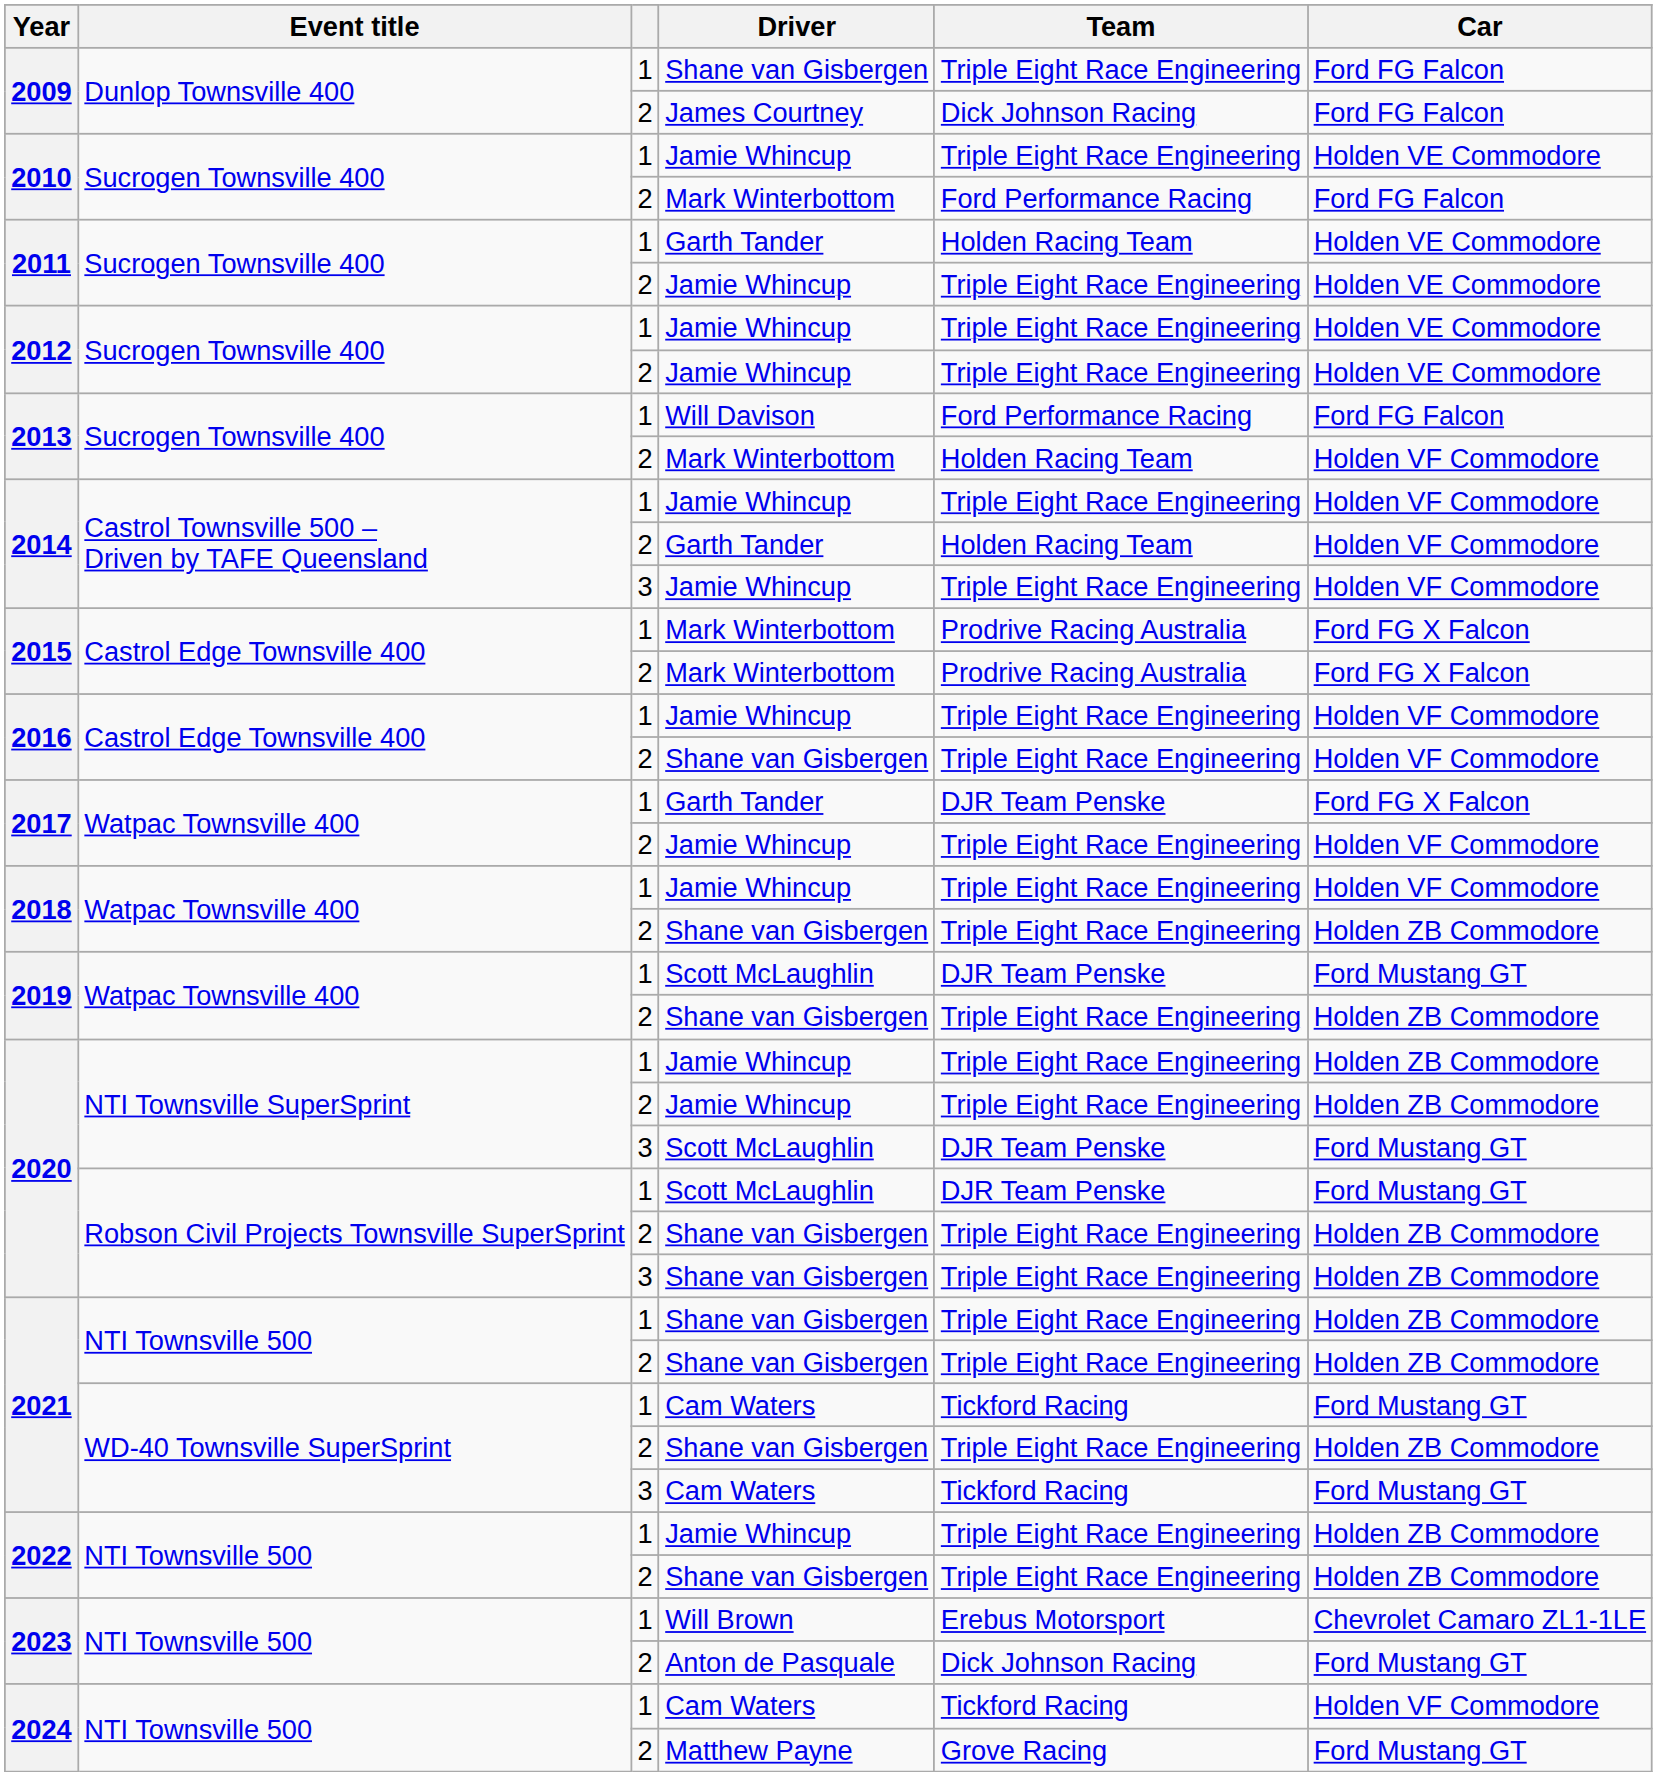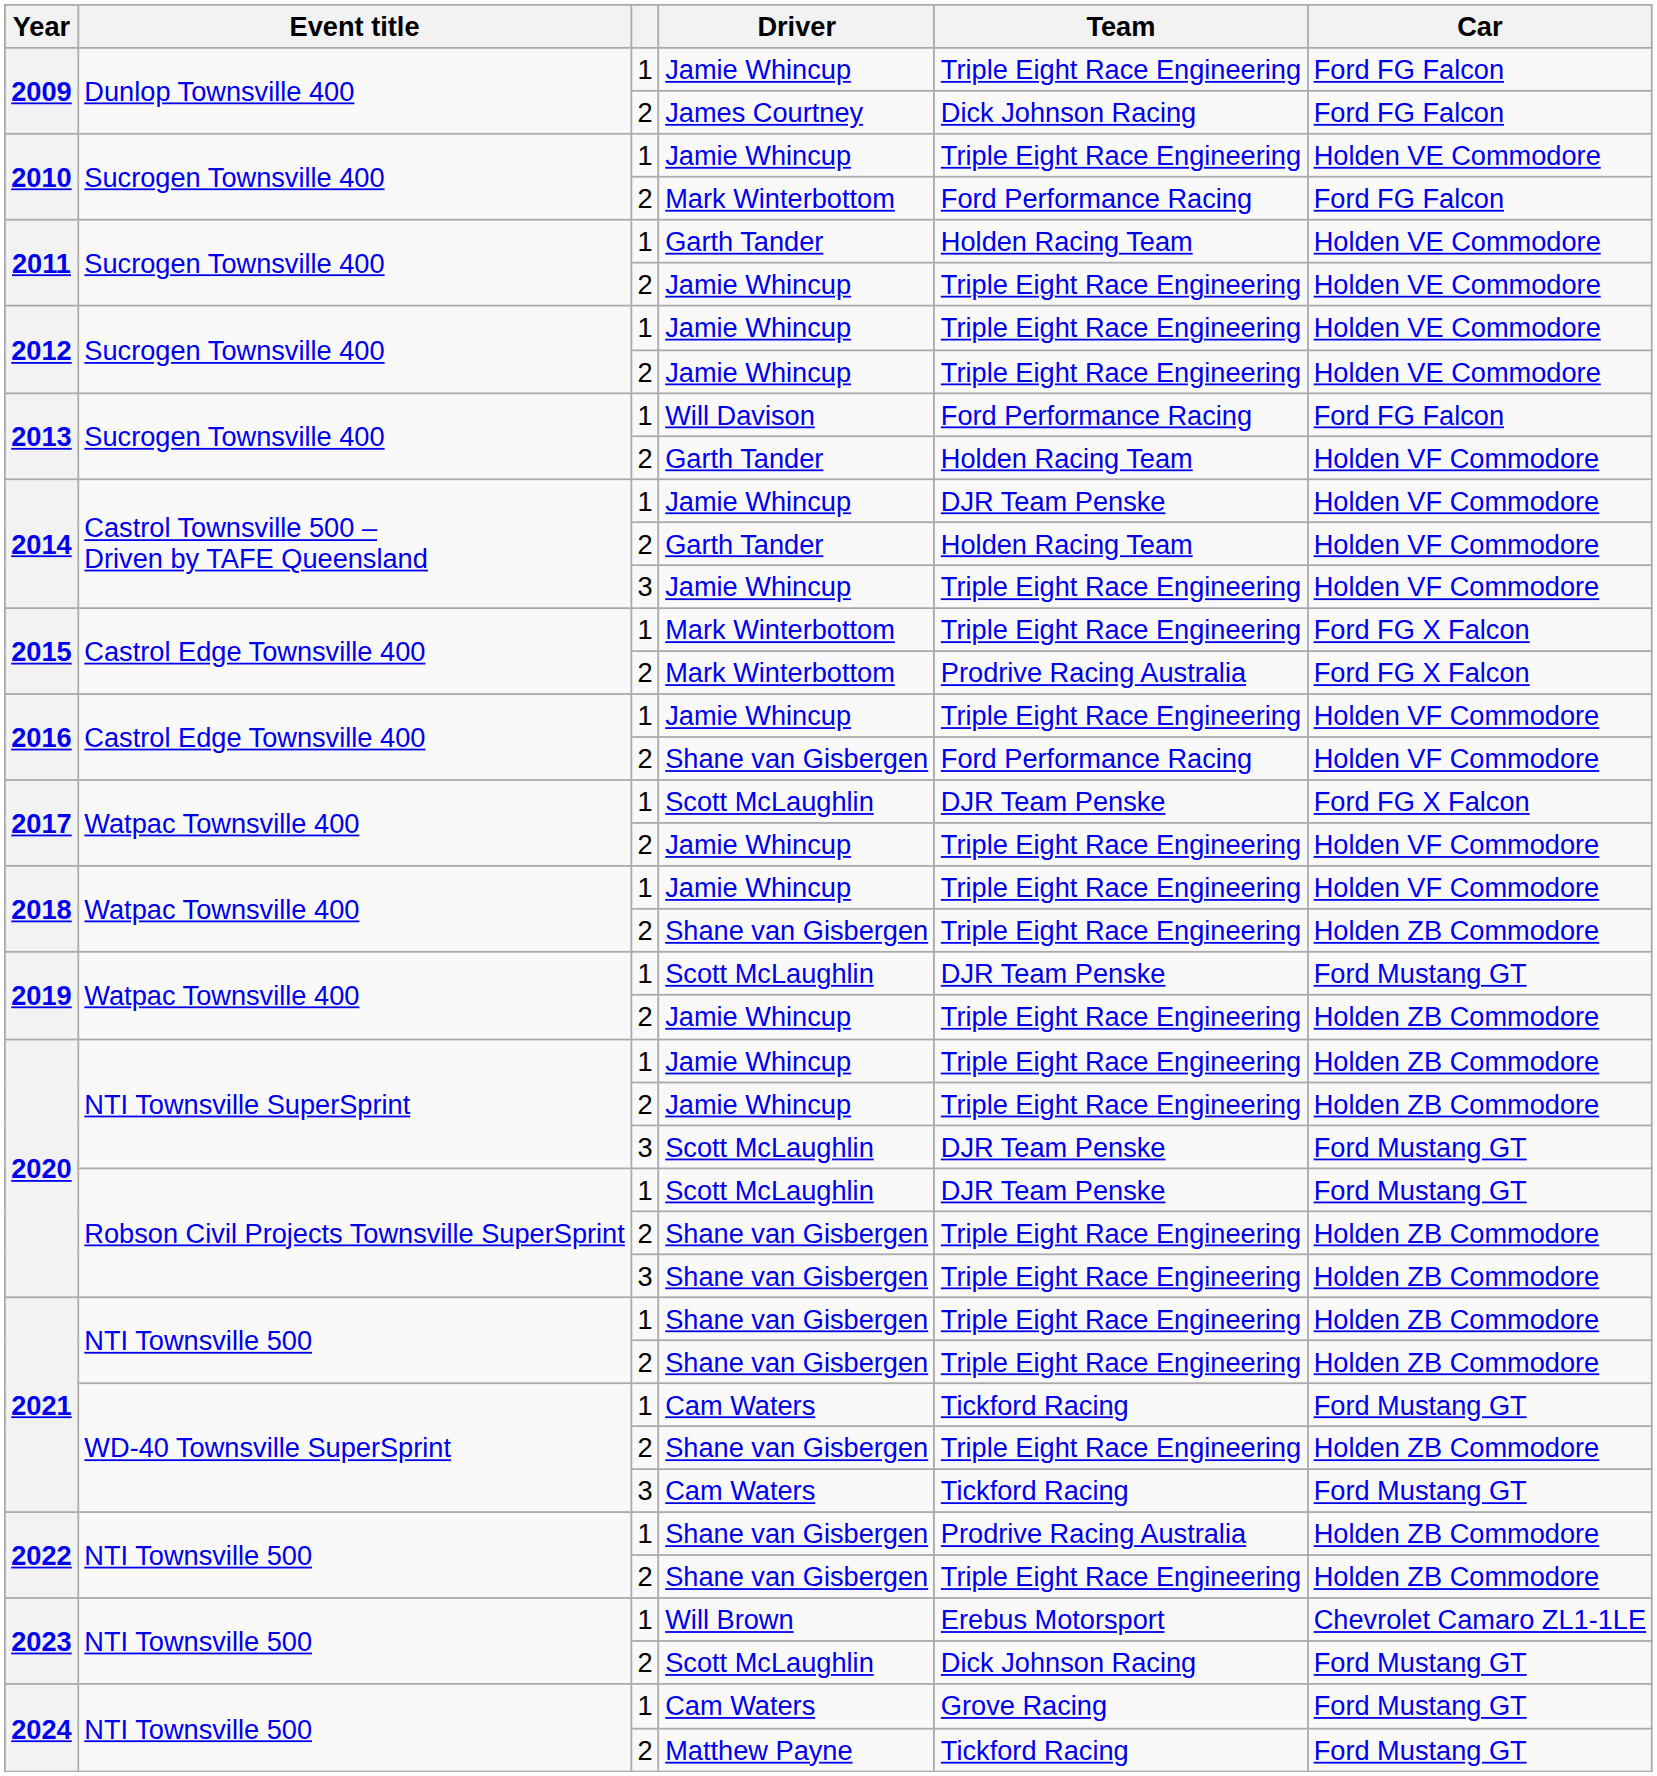(797, 70) Shane van Gisbergen -> (758, 70) Jamie Whincup
(780, 457) Mark Winterbottom -> (744, 457) Garth Tander
(1121, 500) Triple Eight Race Engineering -> (1053, 500) DJR Team Penske
(1093, 630) Prodrive Racing Australia -> (1121, 630) Triple Eight Race Engineering
(1121, 759) Triple Eight Race Engineering -> (1096, 759) Ford Performance Racing
(744, 802) Garth Tander -> (769, 802) Scott McLaughlin
(797, 1017) Shane van Gisbergen -> (758, 1017) Jamie Whincup
(758, 1534) Jamie Whincup -> (797, 1534) Shane van Gisbergen
(1121, 1534) Triple Eight Race Engineering -> (1093, 1534) Prodrive Racing Australia
(780, 1663) Anton de Pasquale -> (769, 1663) Scott McLaughlin
(1035, 1706) Tickford Racing -> (1024, 1706) Grove Racing
(1456, 1706) Holden VF Commodore -> (1420, 1706) Ford Mustang GT
(1024, 1749) Grove Racing -> (1035, 1749) Tickford Racing
